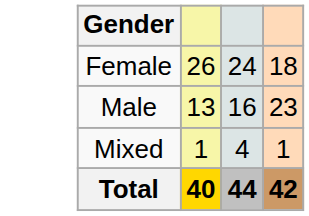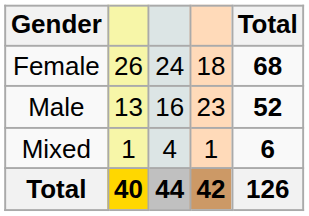+ column: (268, 25)
